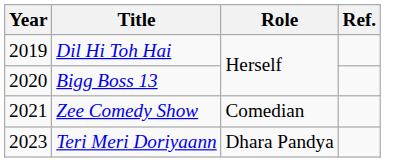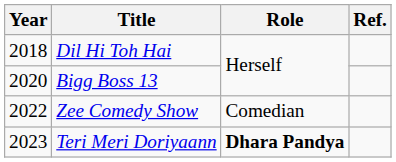(28, 50) 2019 -> (28, 50) 2018
(28, 111) 2021 -> (28, 111) 2022
(280, 141) normal -> (285, 141) bold
